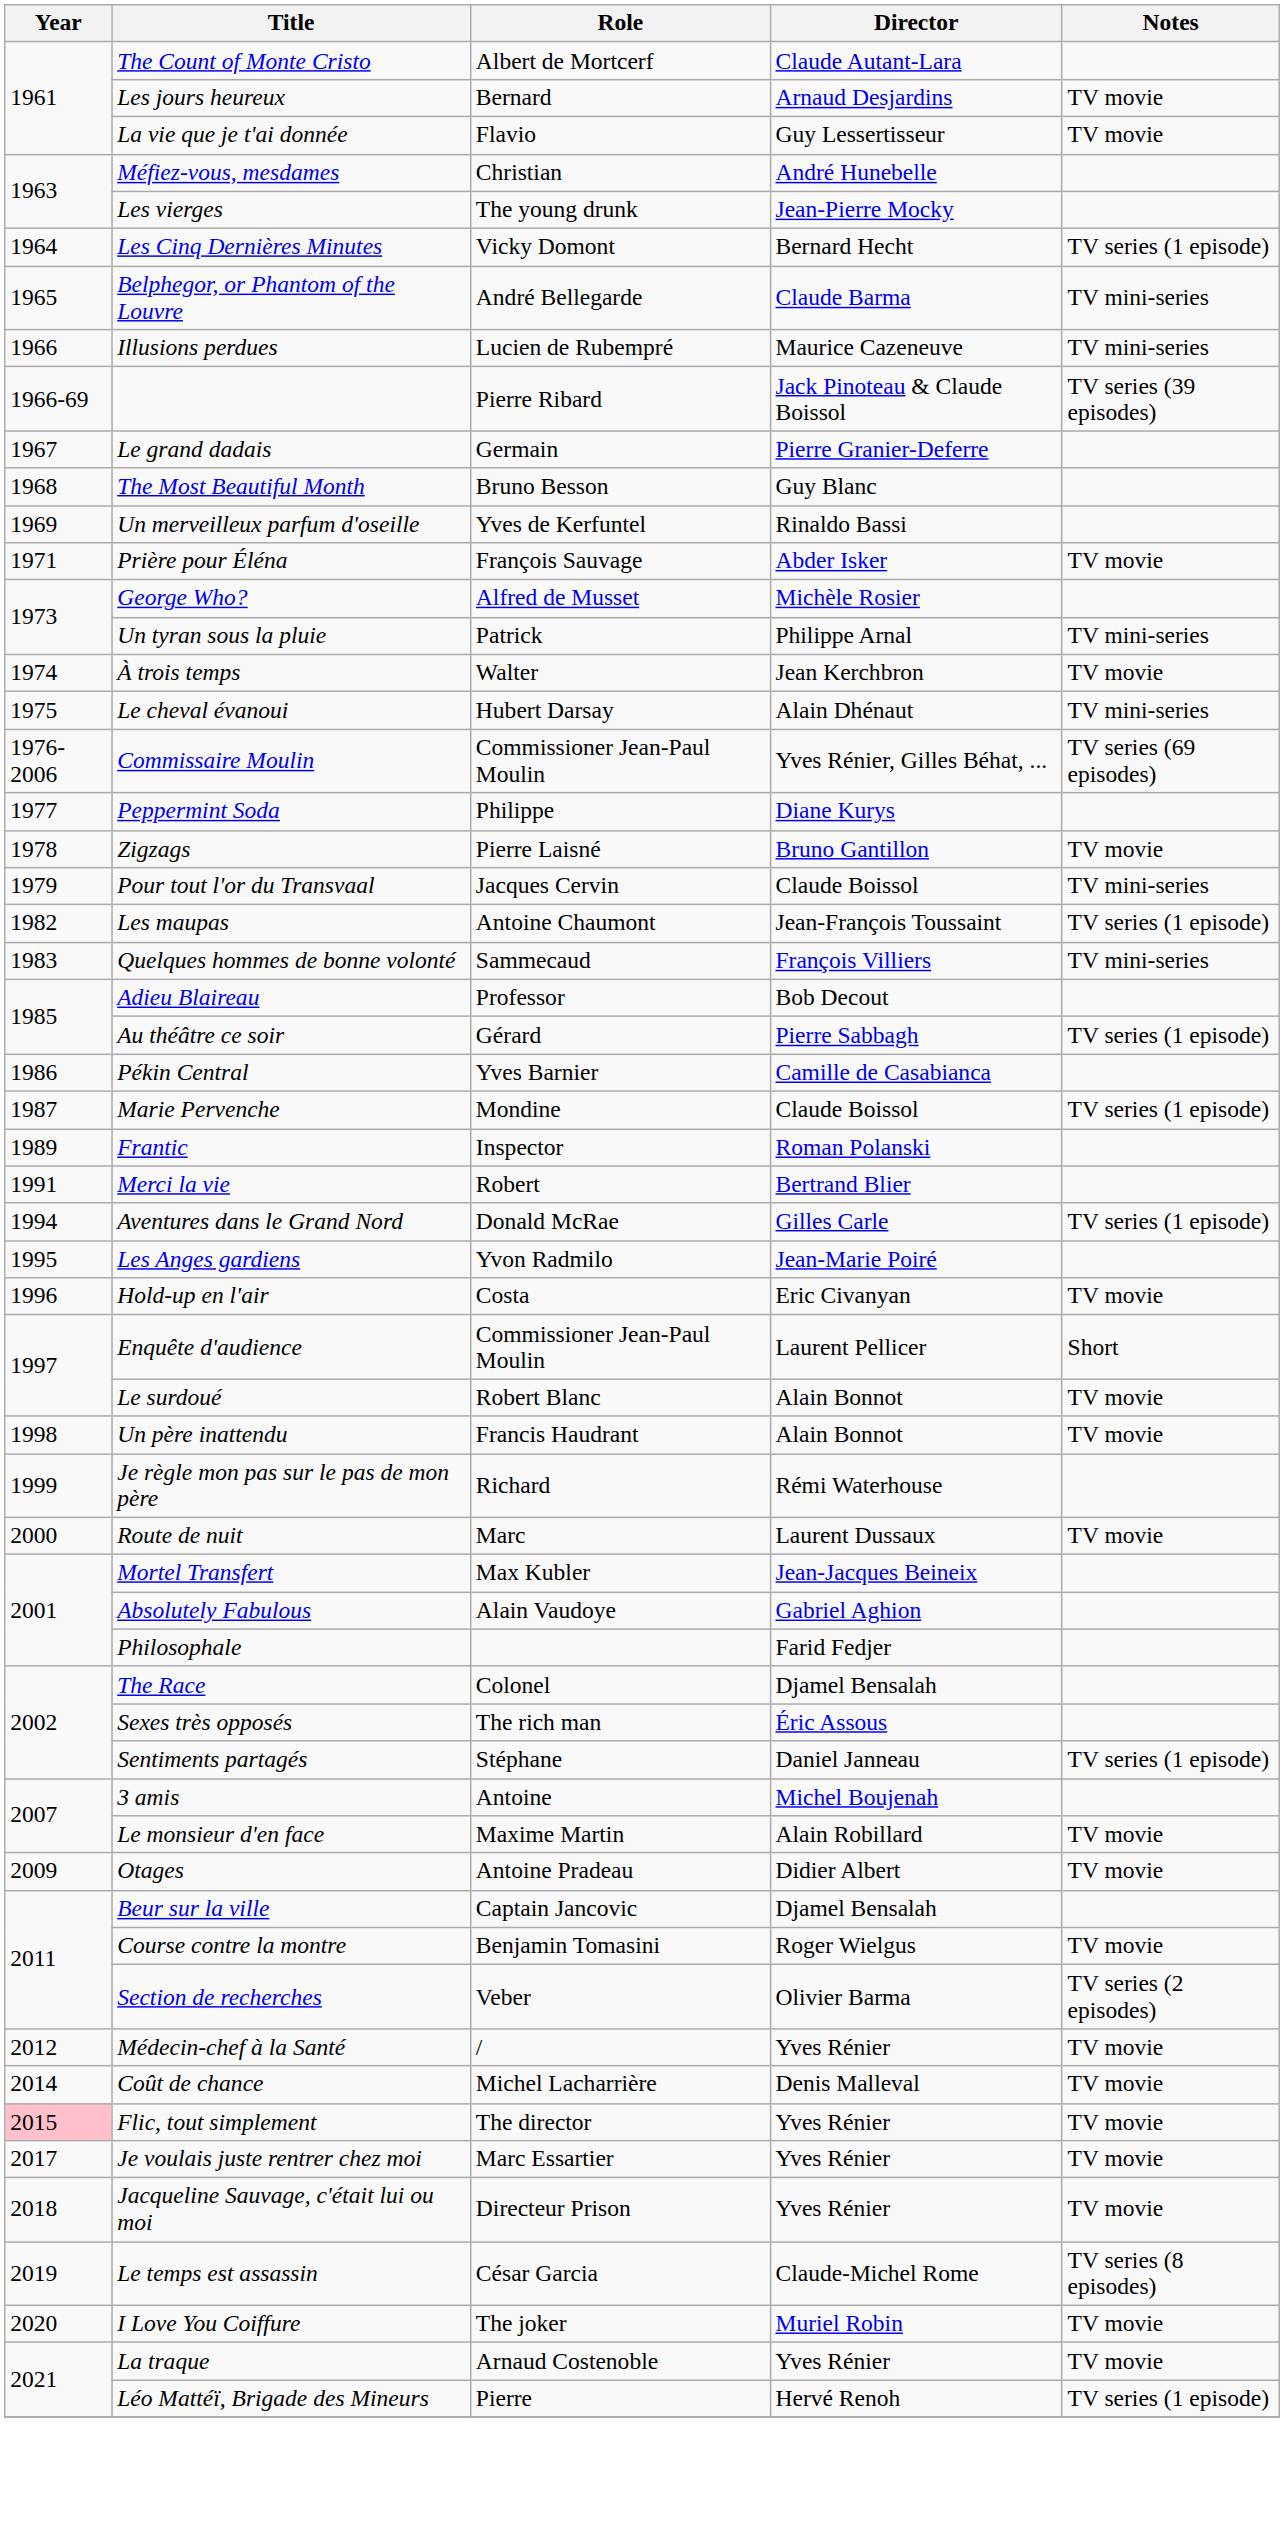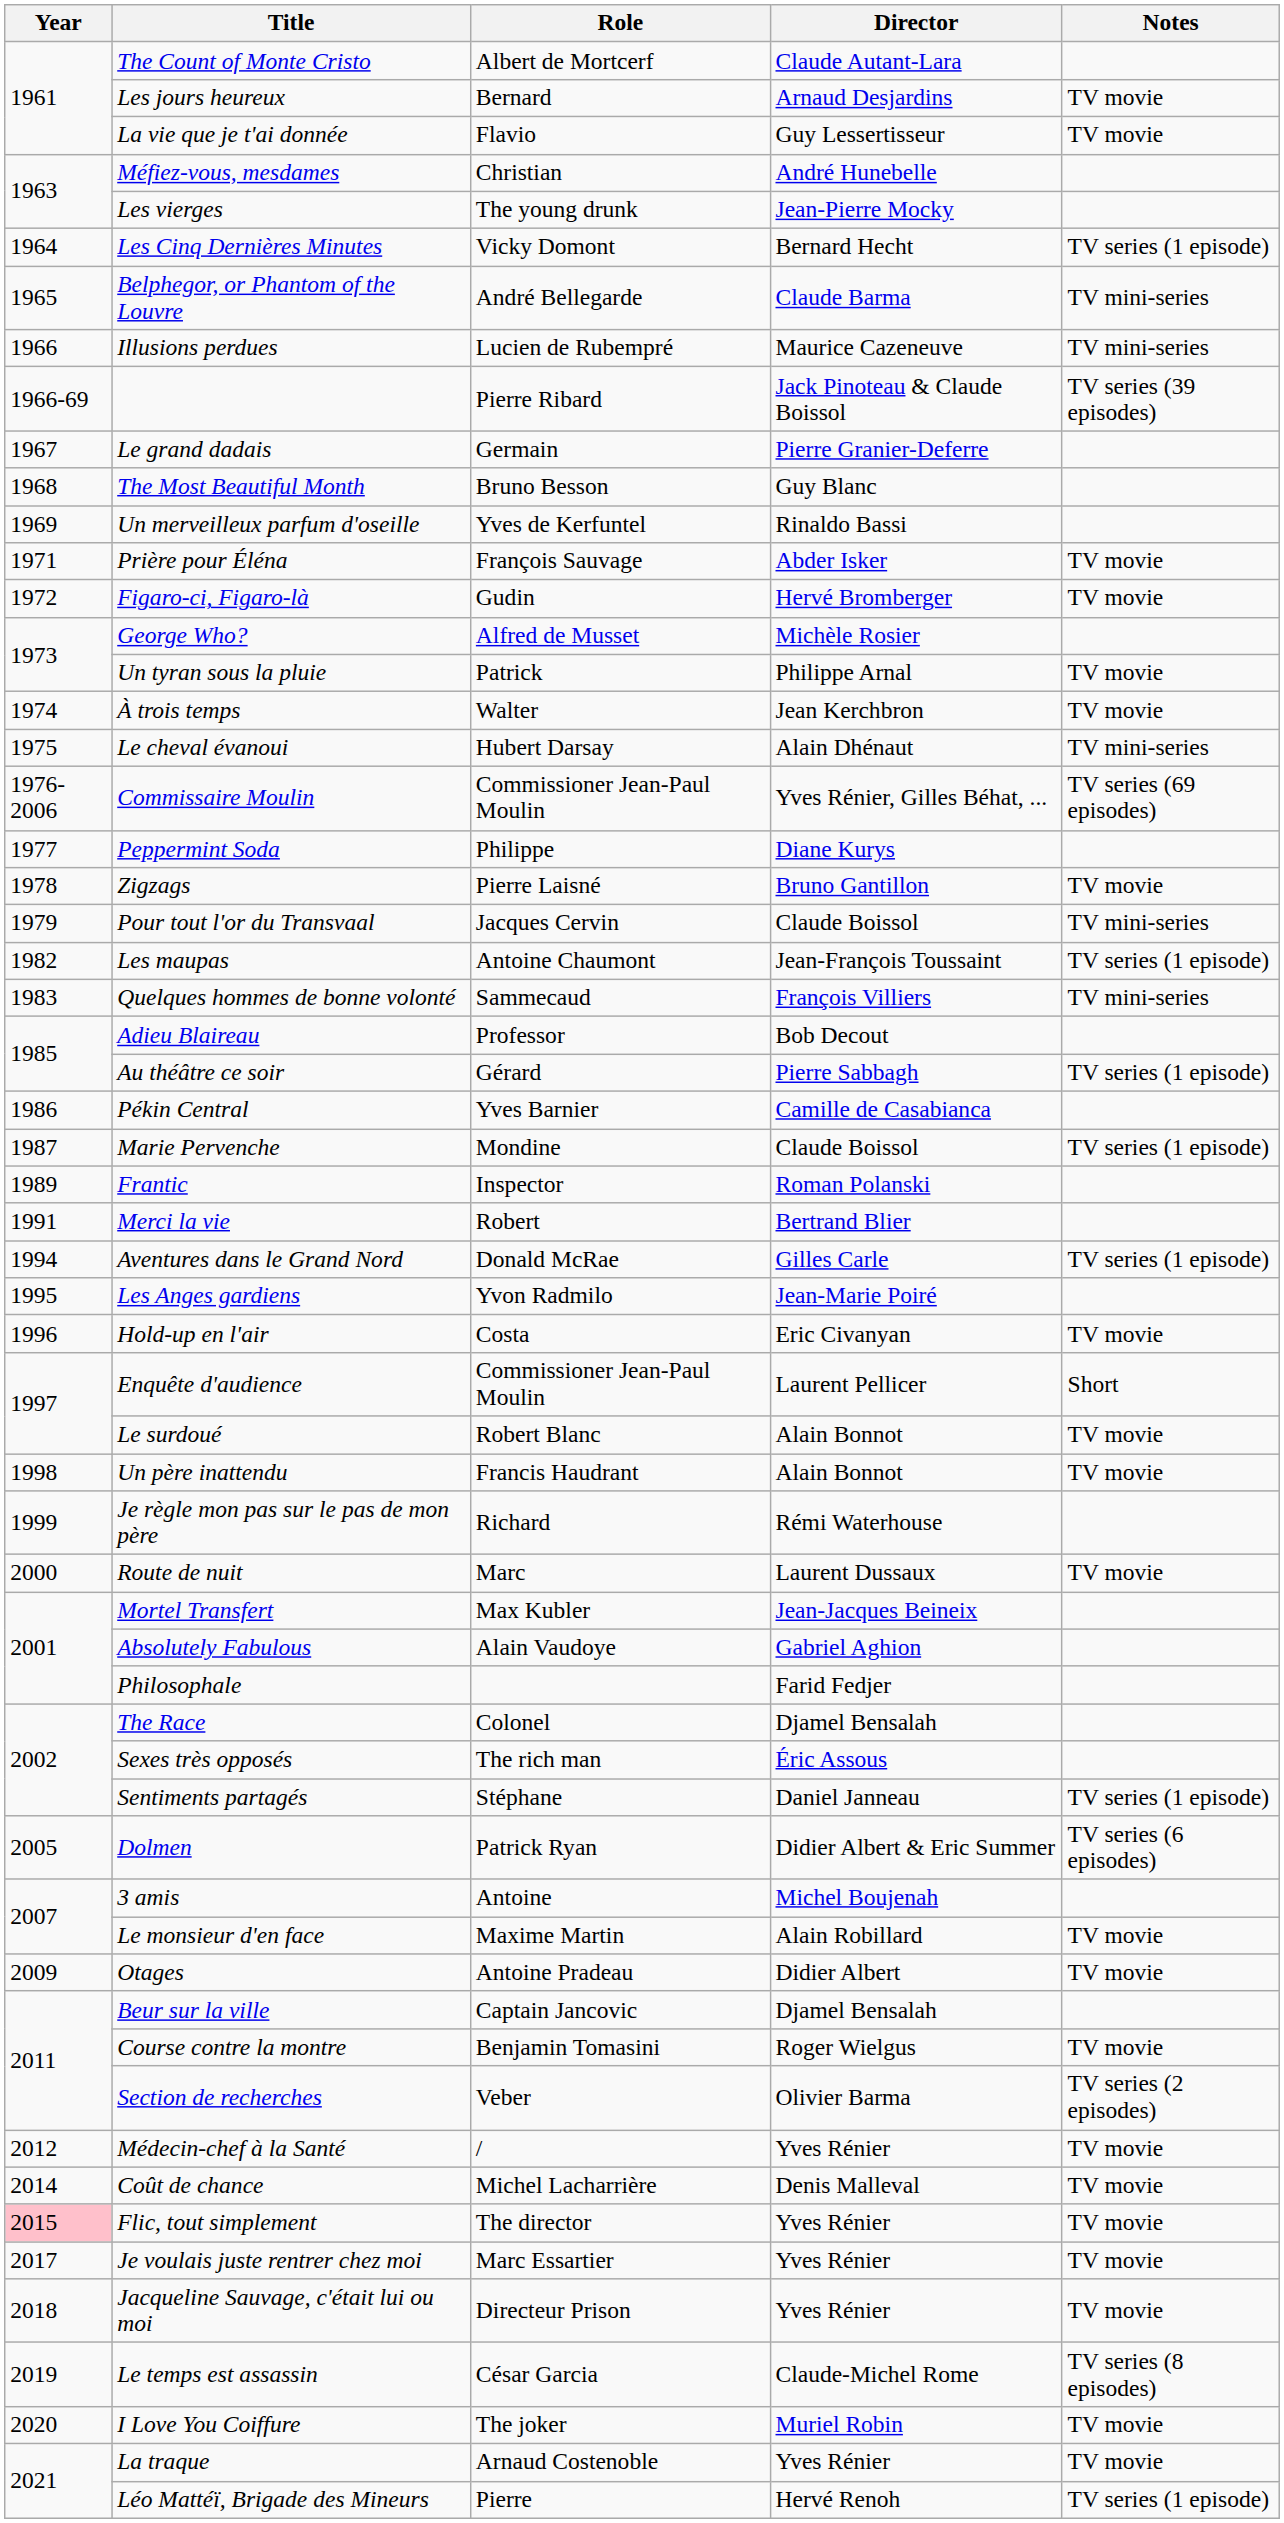+ row: (213, 598)
(1138, 635) TV mini-series -> (1115, 672) TV movie
+ row: (154, 1847)
